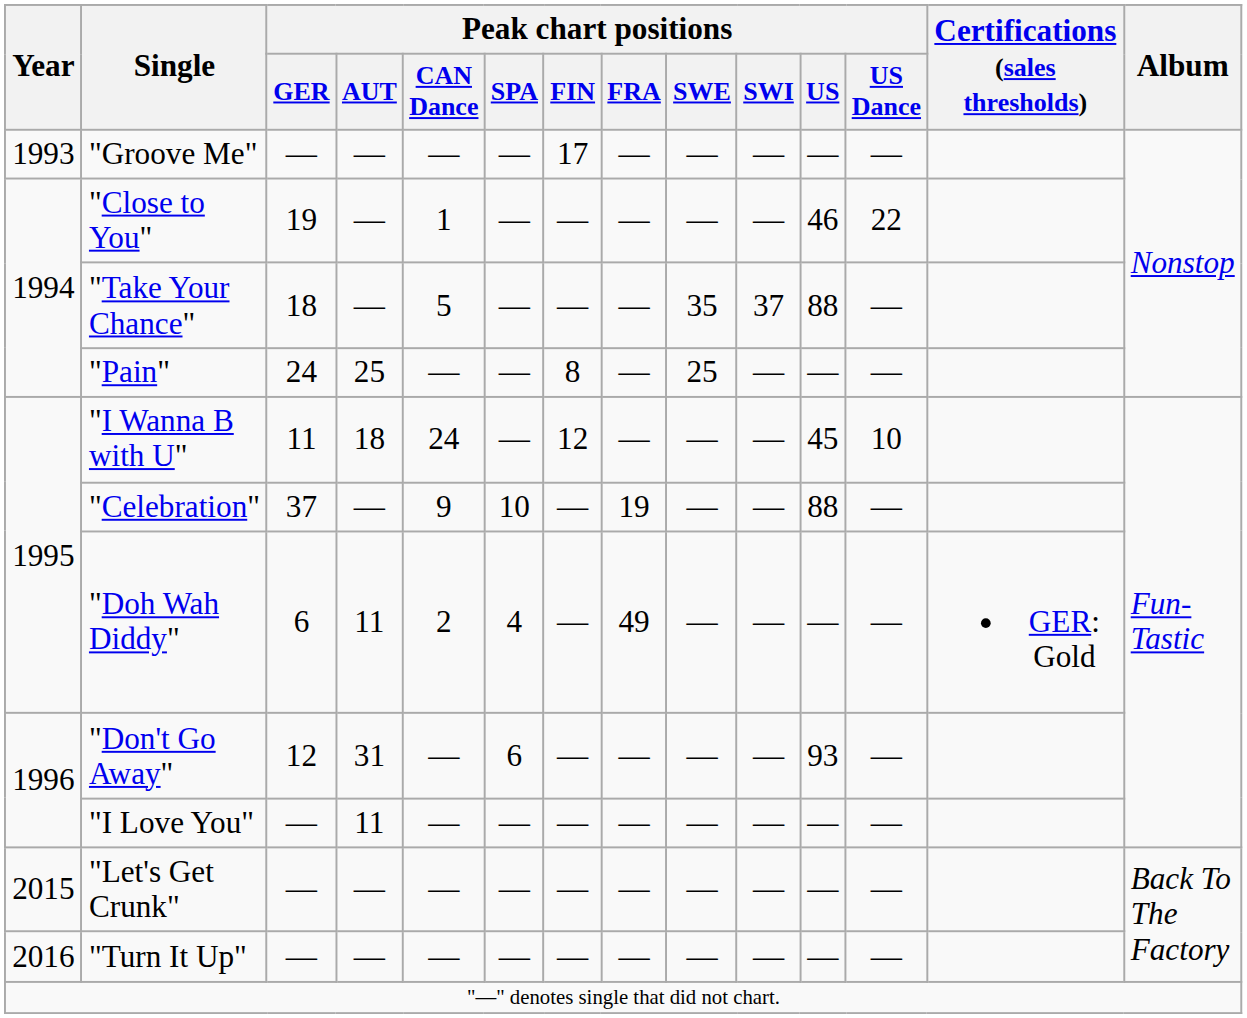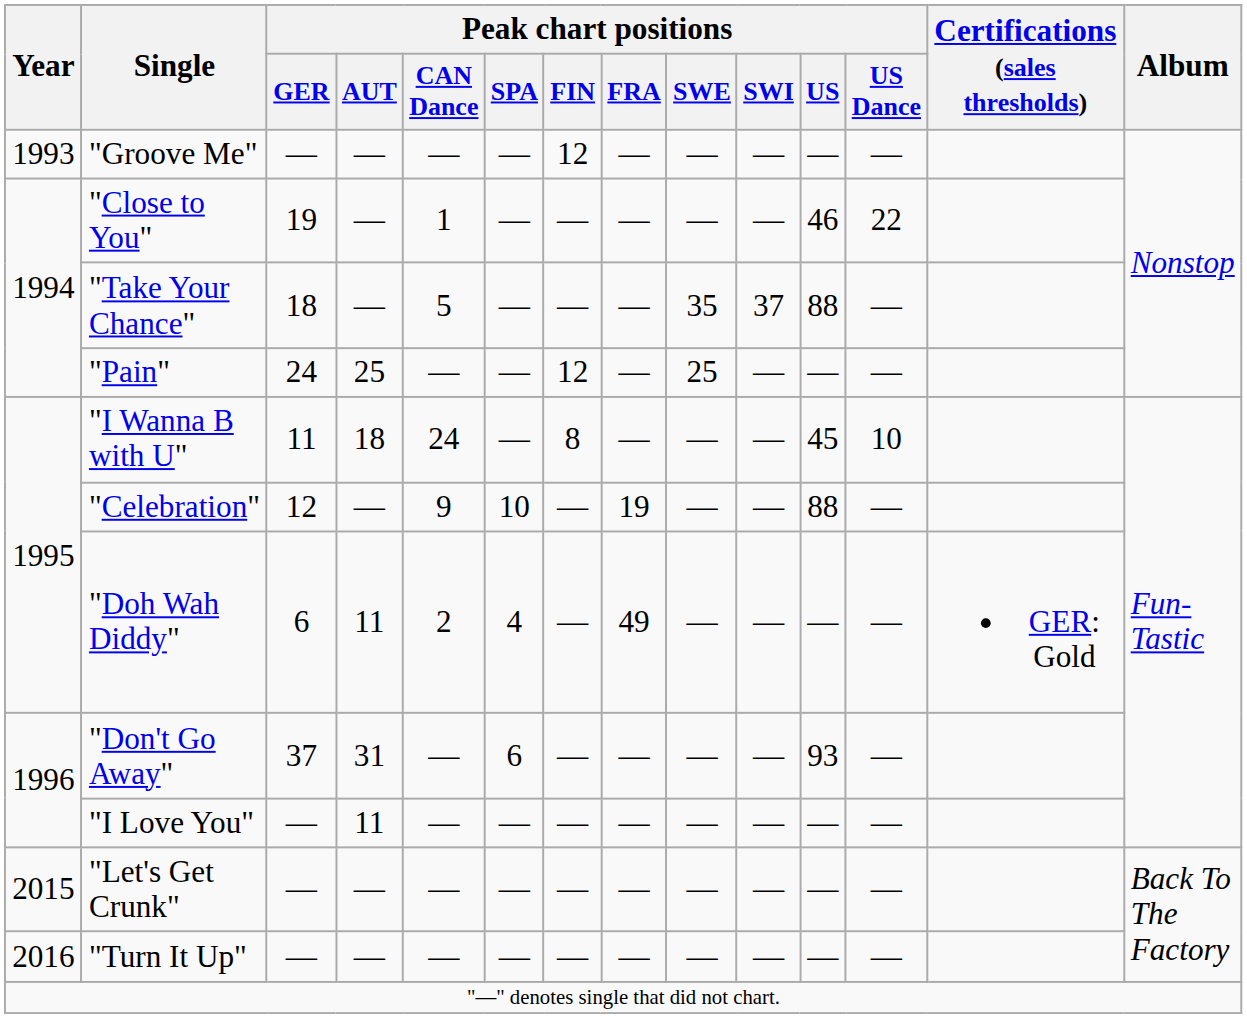(573, 153) 17 -> (573, 153) 12
(573, 372) 8 -> (573, 372) 12
(573, 439) 12 -> (573, 439) 8
(301, 506) 37 -> (301, 506) 12
(301, 755) 12 -> (301, 755) 37
